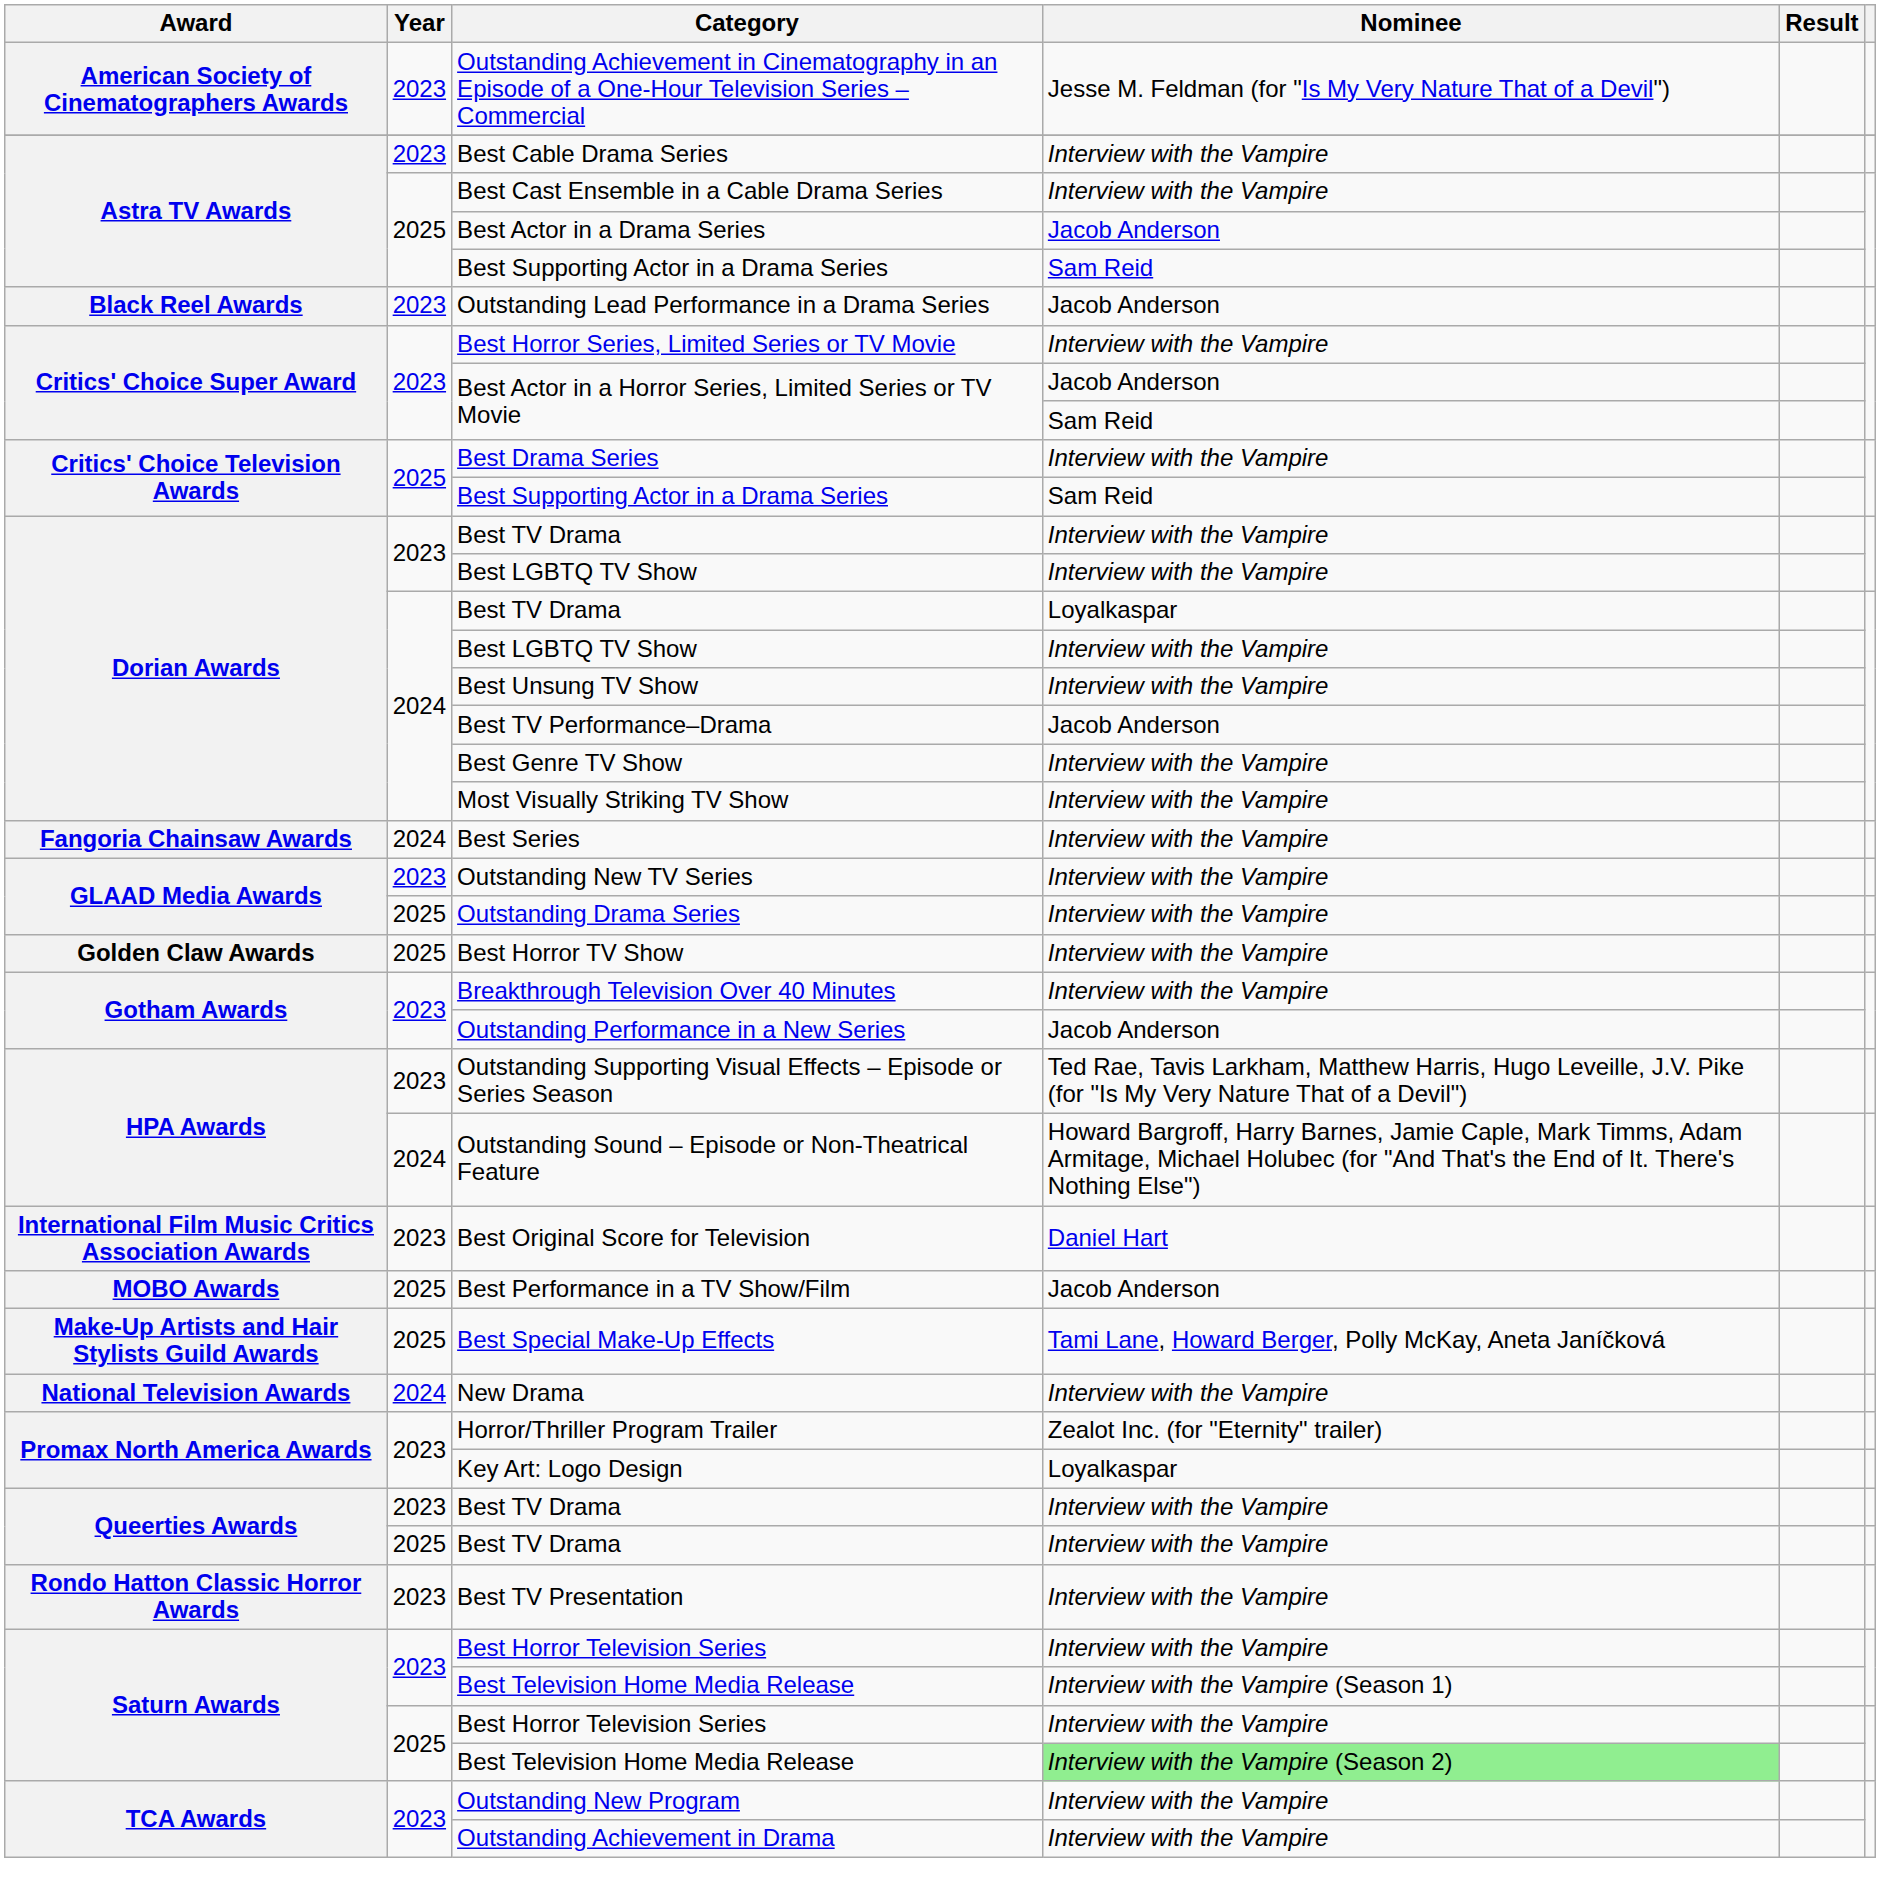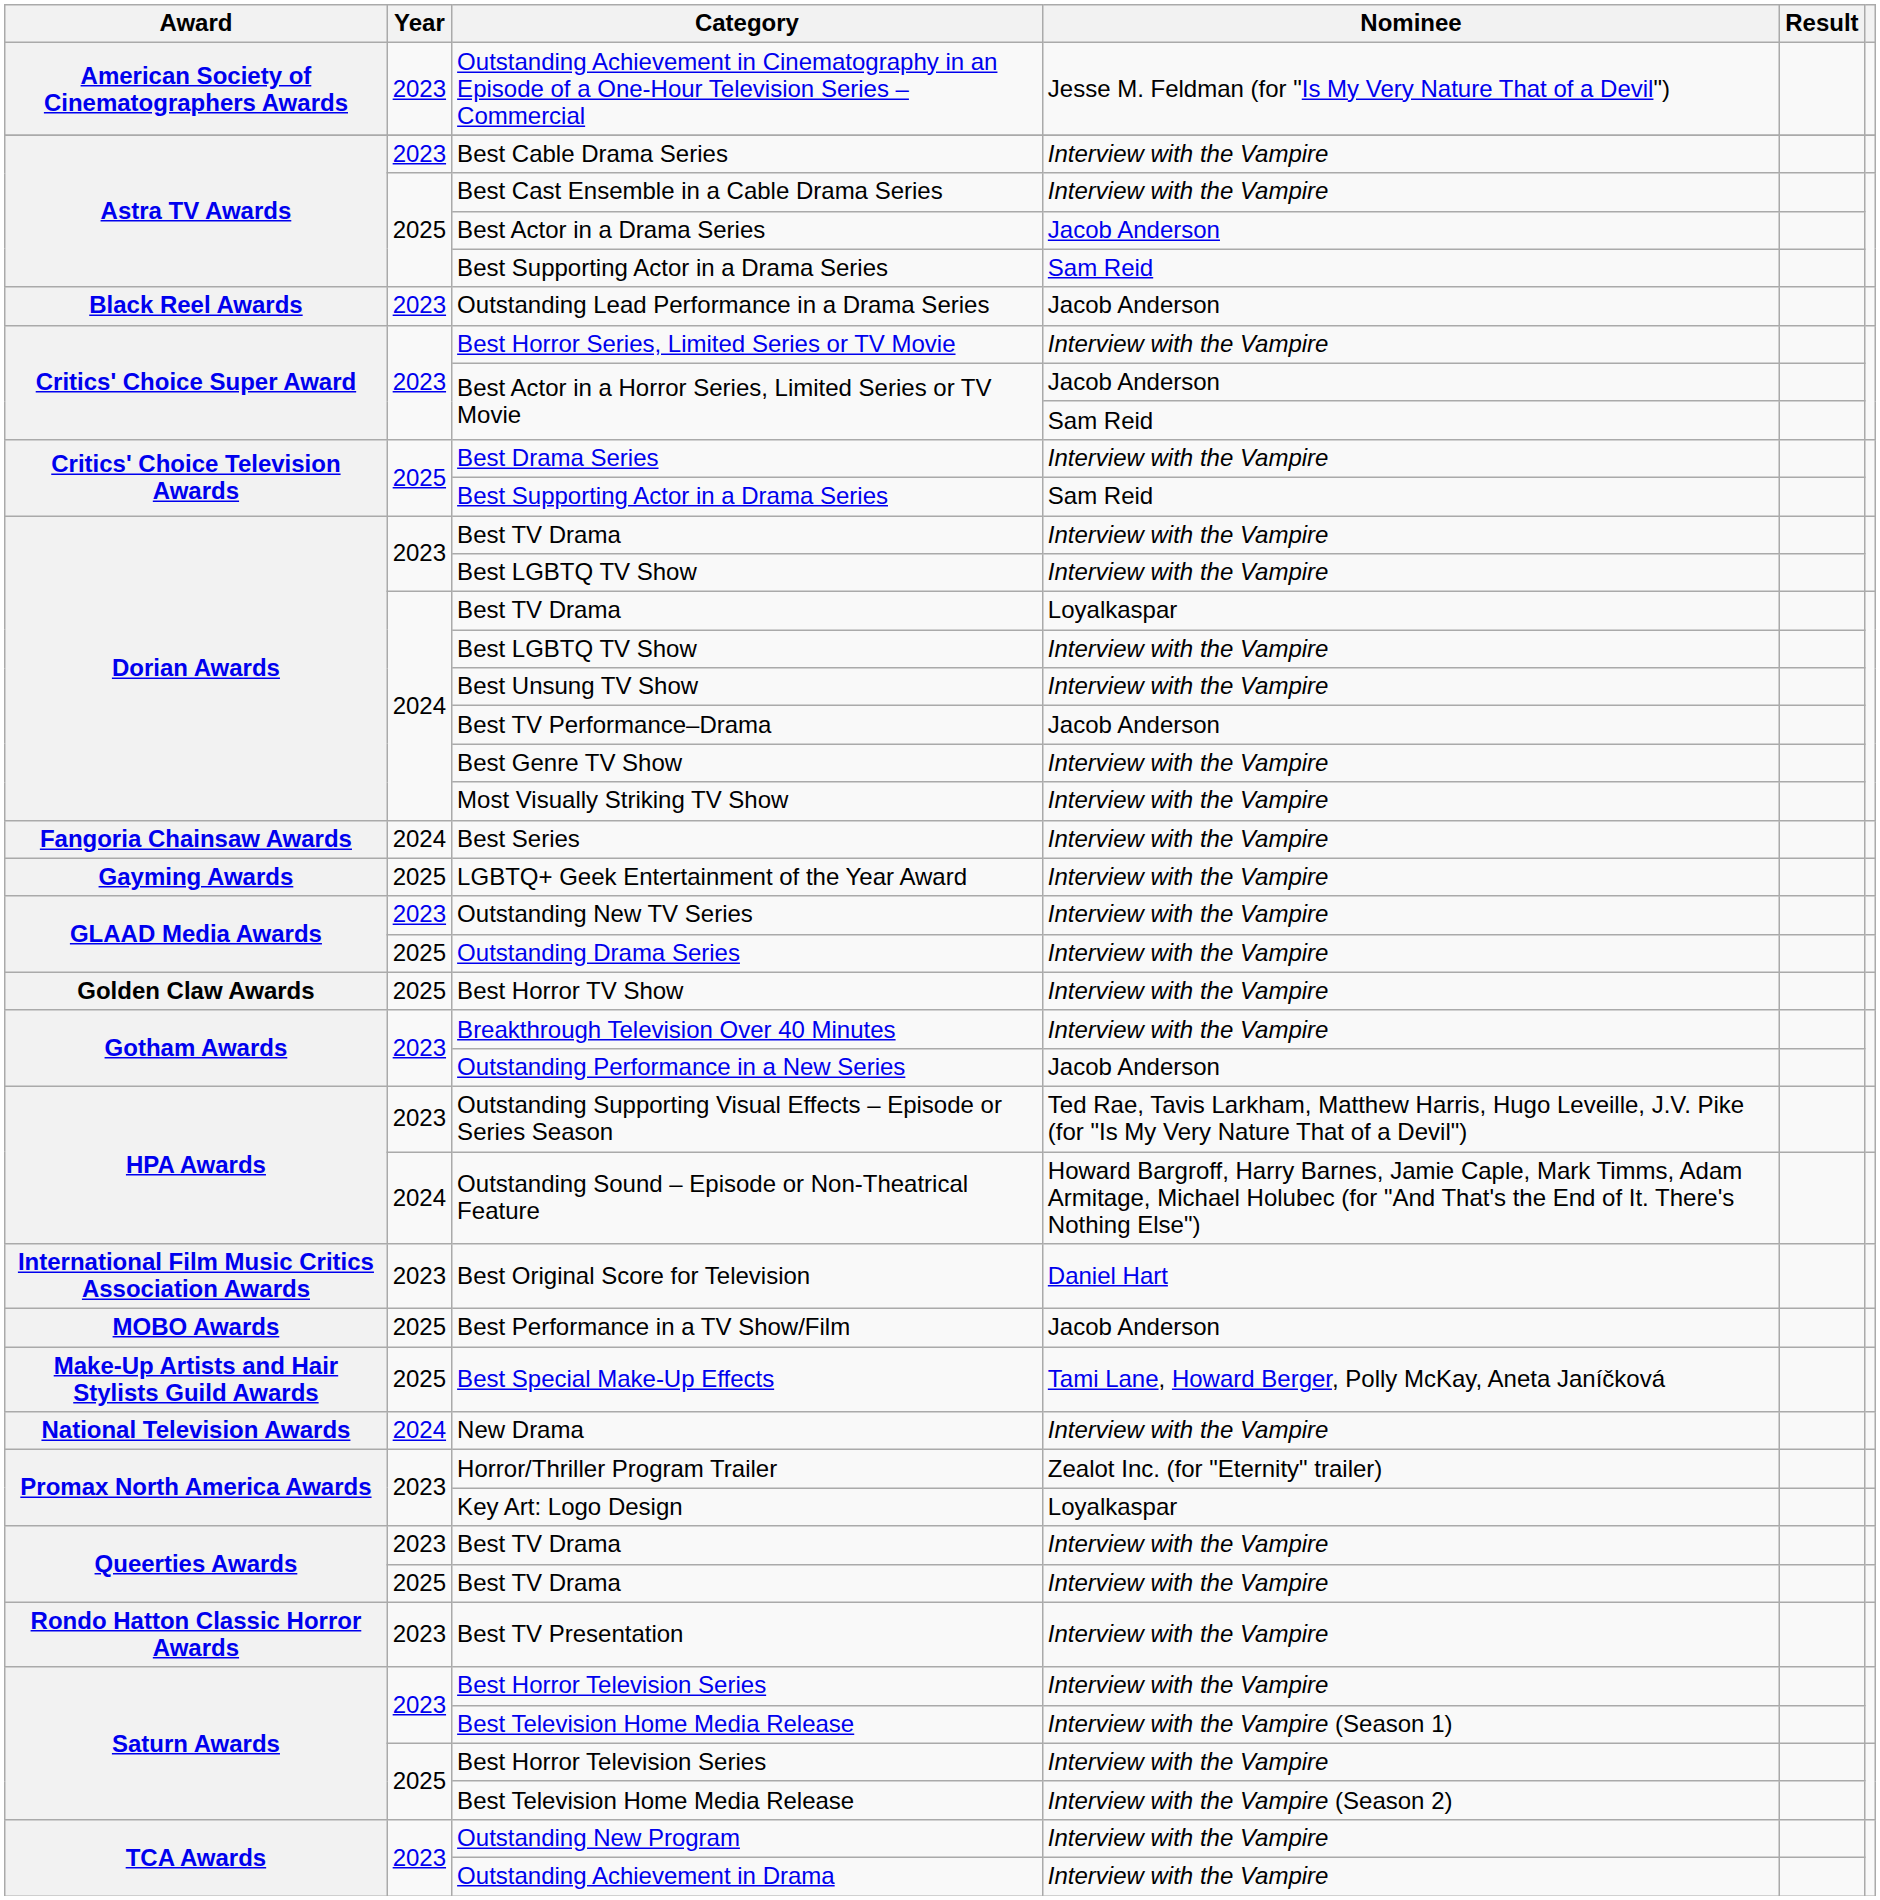+ row: (419, 876)
(1250, 1762) lightgreen background -> (1250, 1800) no background
